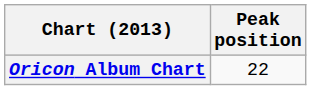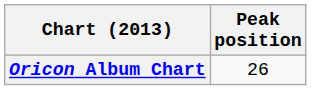(258, 70) 22 -> (258, 70) 26
